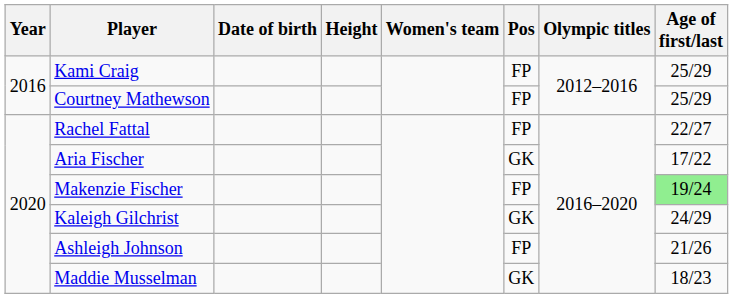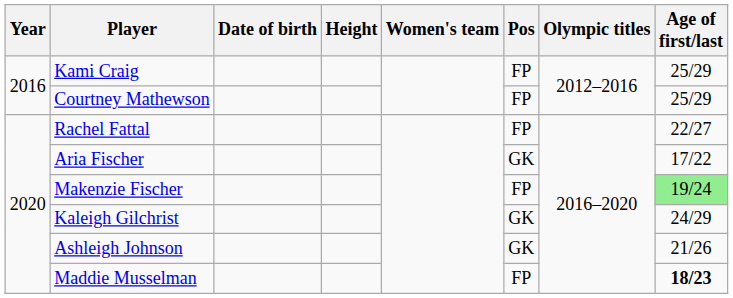(521, 248) FP -> (521, 248) GK
(521, 278) GK -> (521, 278) FP
(691, 278) normal -> (691, 278) bold
